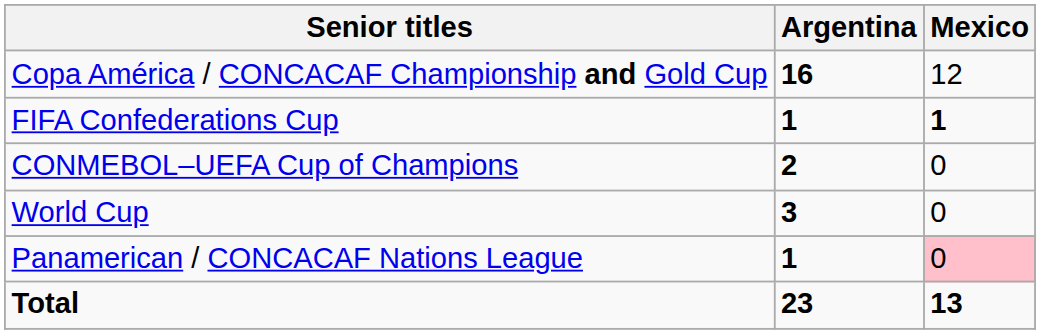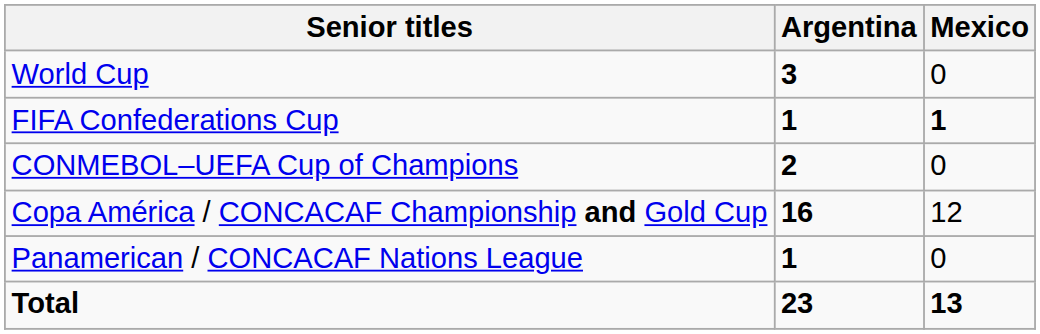rows swapped: (80, 212) <-> (390, 73)
(938, 258) pink background -> (938, 258) no background
